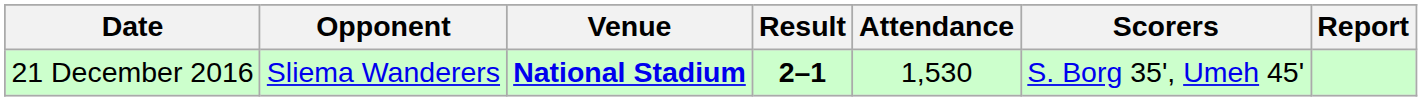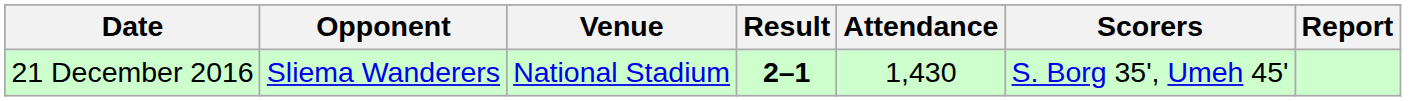(629, 72) bold -> (622, 72) normal
(937, 72) 1,530 -> (921, 72) 1,430
